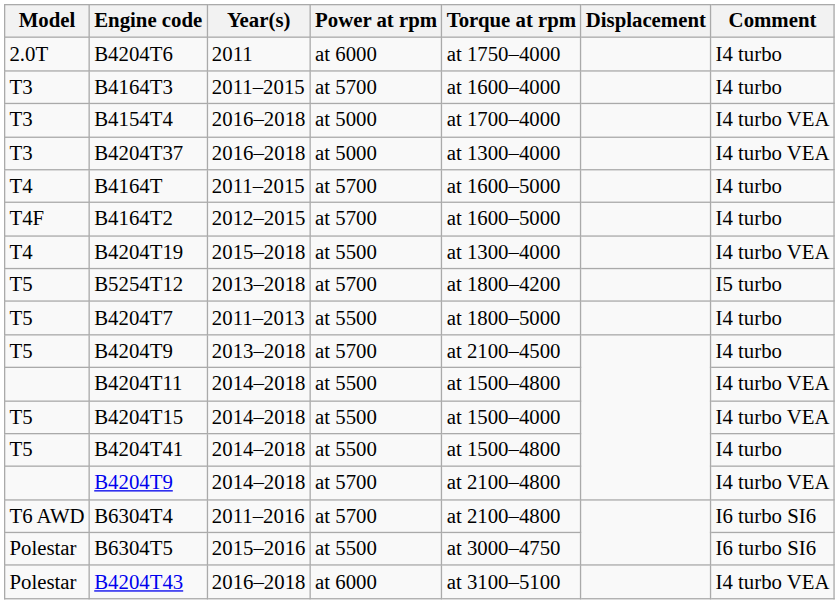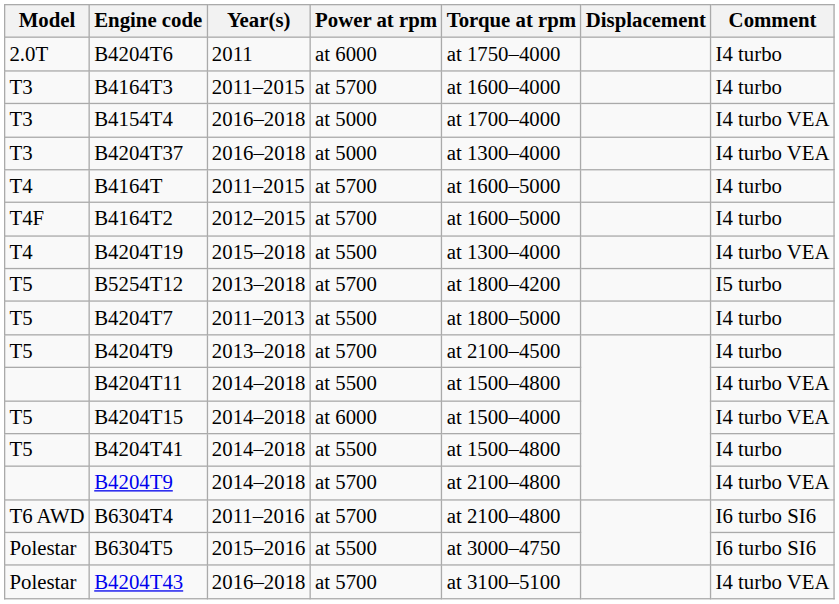(346, 416) at 5500 -> (346, 416) at 6000
(346, 581) at 6000 -> (346, 581) at 5700
